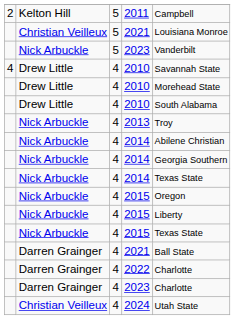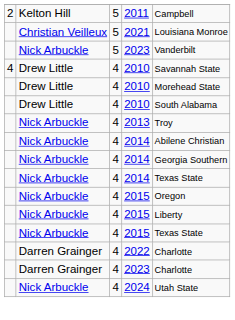- row: (116, 251)
(63, 305) Christian Veilleux -> (54, 287) Nick Arbuckle
